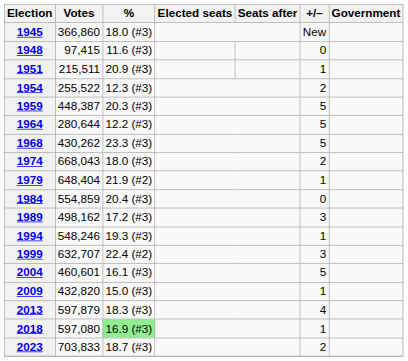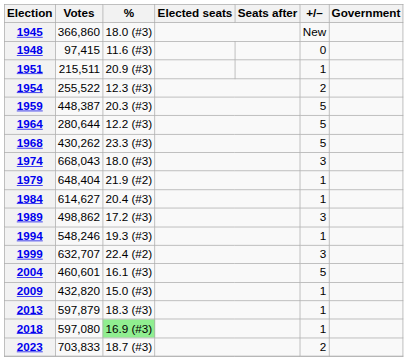(323, 161) 2 -> (323, 161) 3
(79, 198) 554,859 -> (79, 198) 614,627
(323, 198) 0 -> (323, 198) 1
(79, 217) 498,162 -> (79, 217) 498,862
(323, 310) 4 -> (323, 310) 1
